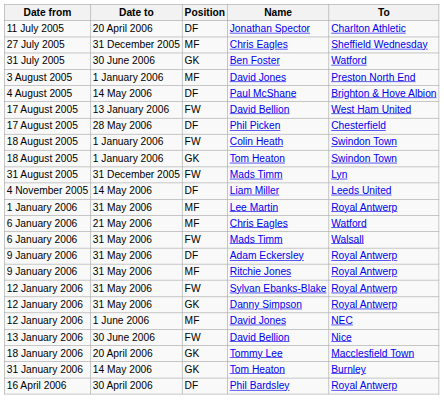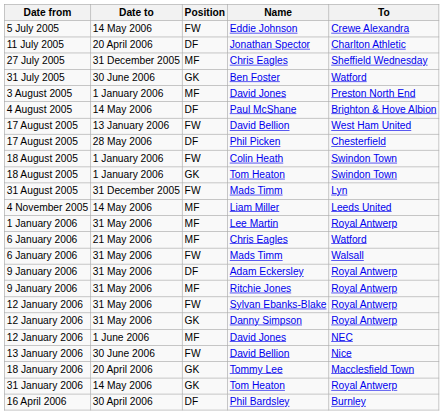+ row: (33, 28)
(191, 191) DF -> (192, 207) MF
(349, 369) Burnley -> (364, 386) Royal Antwerp
(364, 386) Royal Antwerp -> (349, 402) Burnley
